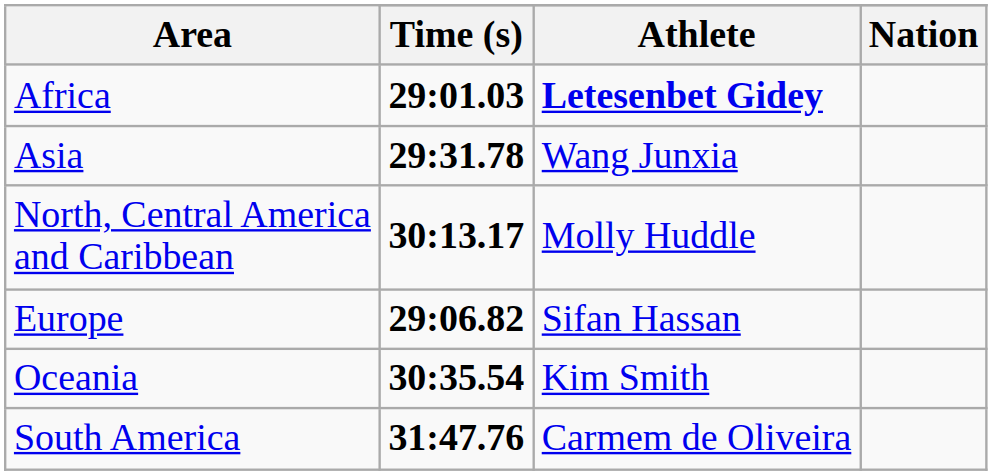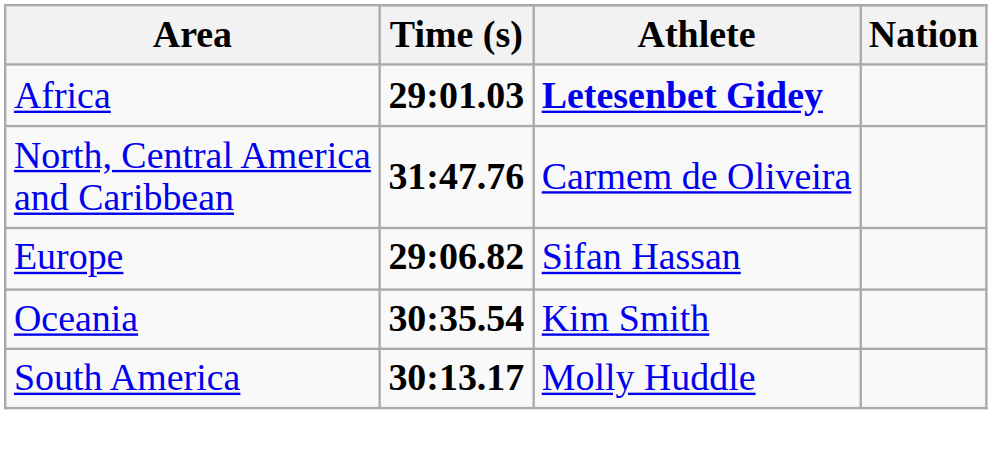- row: (49, 154)
(456, 236) 30:13.17 -> (456, 176) 31:47.76
(649, 236) Molly Huddle -> (697, 176) Carmem de Oliveira
(456, 438) 31:47.76 -> (456, 377) 30:13.17
(697, 438) Carmem de Oliveira -> (649, 377) Molly Huddle
